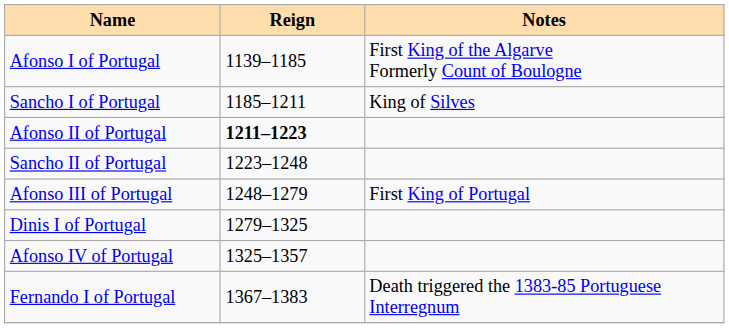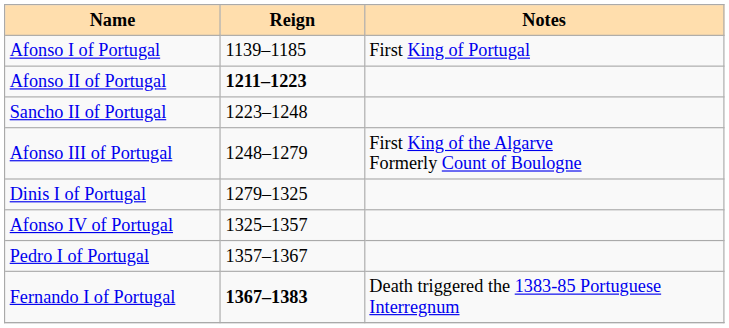(476, 60) First King of the Algarve Formerly Count of Boulogne -> (450, 50) First King of Portugal
- row: (85, 101)
(450, 194) First King of Portugal -> (476, 153) First King of the Algarve Formerly Count of Boulogne
+ row: (79, 255)
(267, 296) normal -> (267, 296) bold
